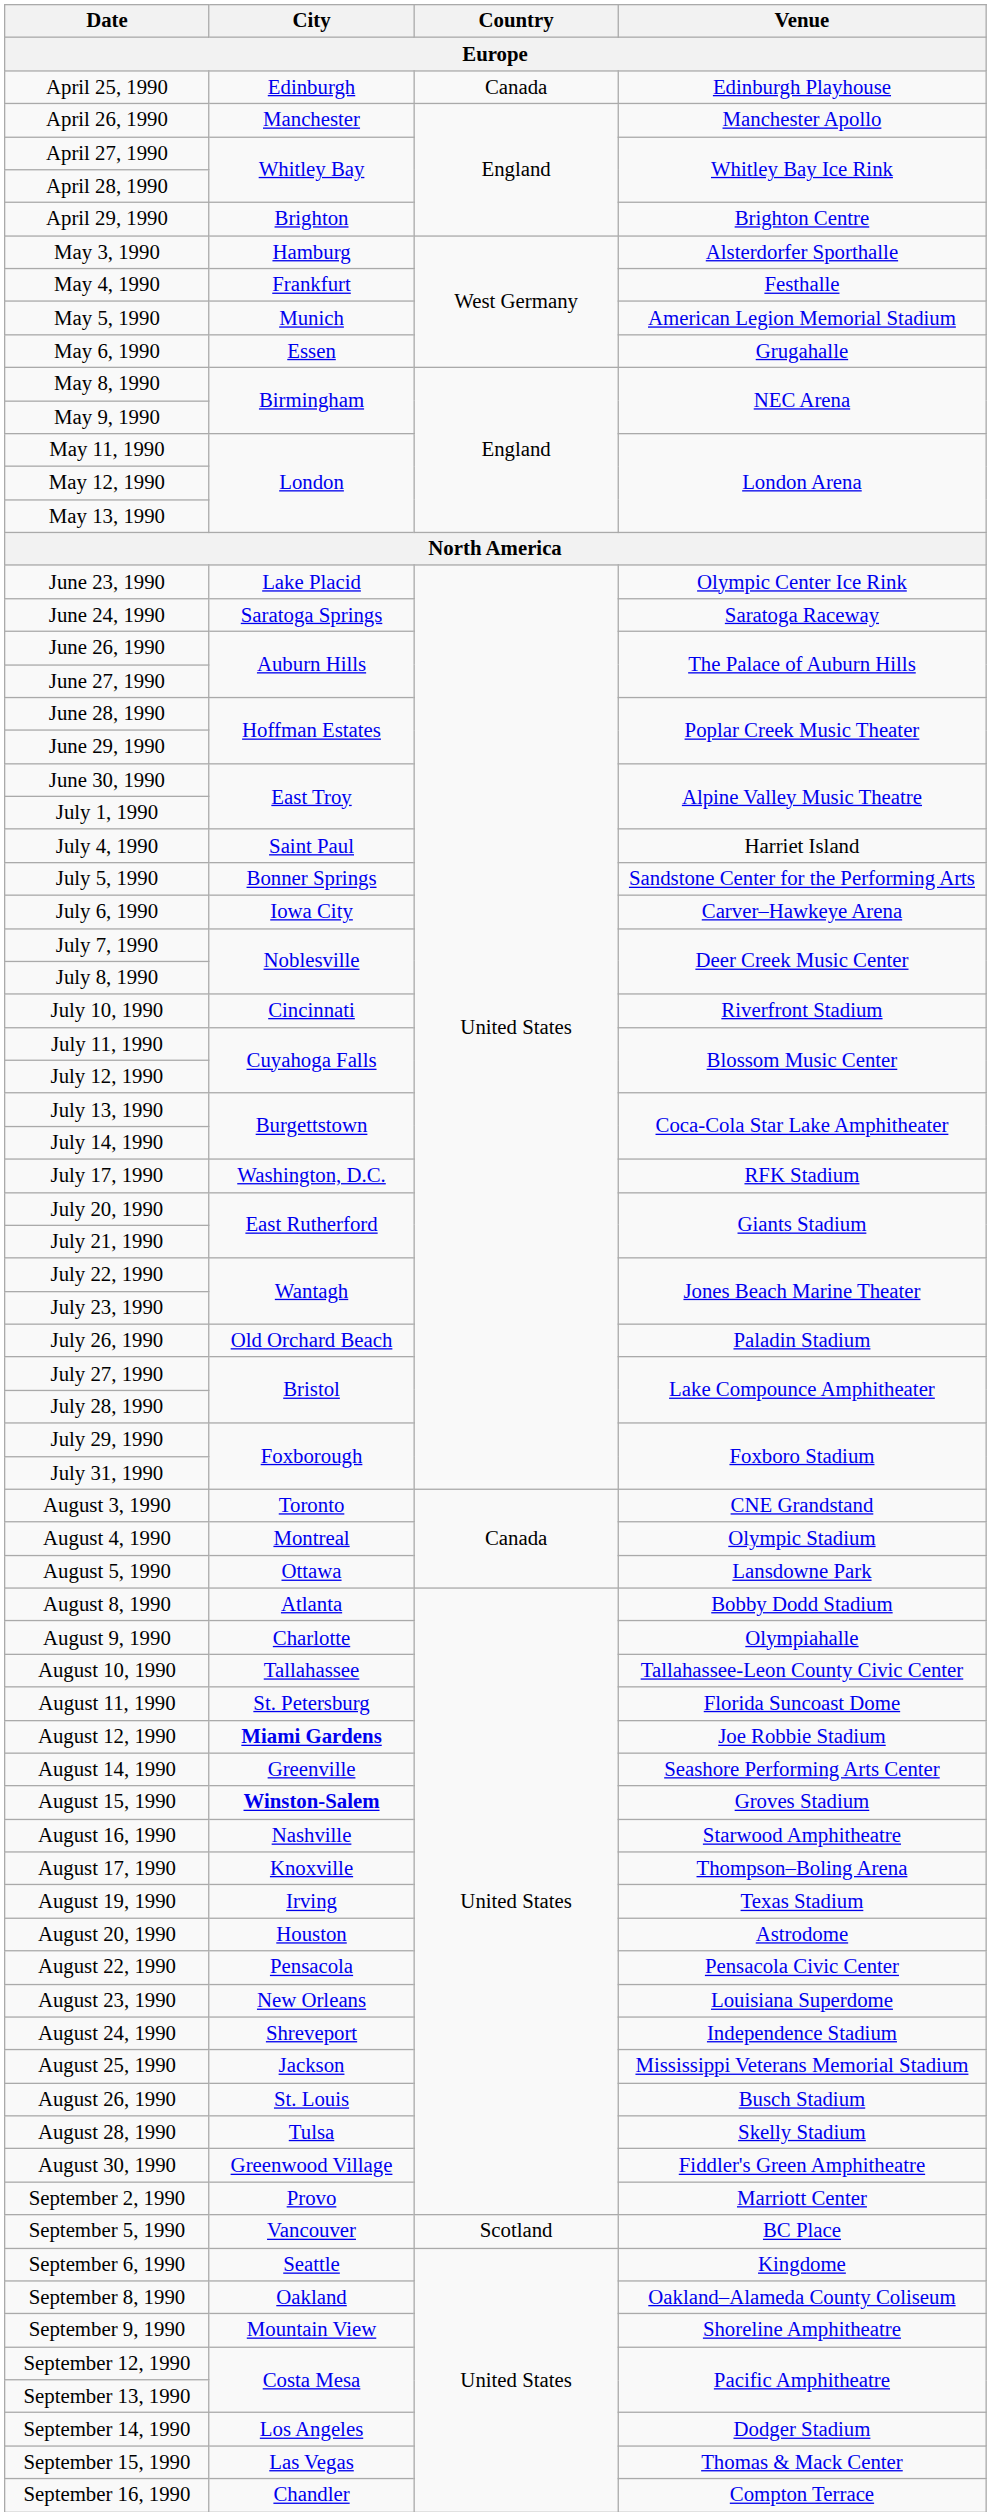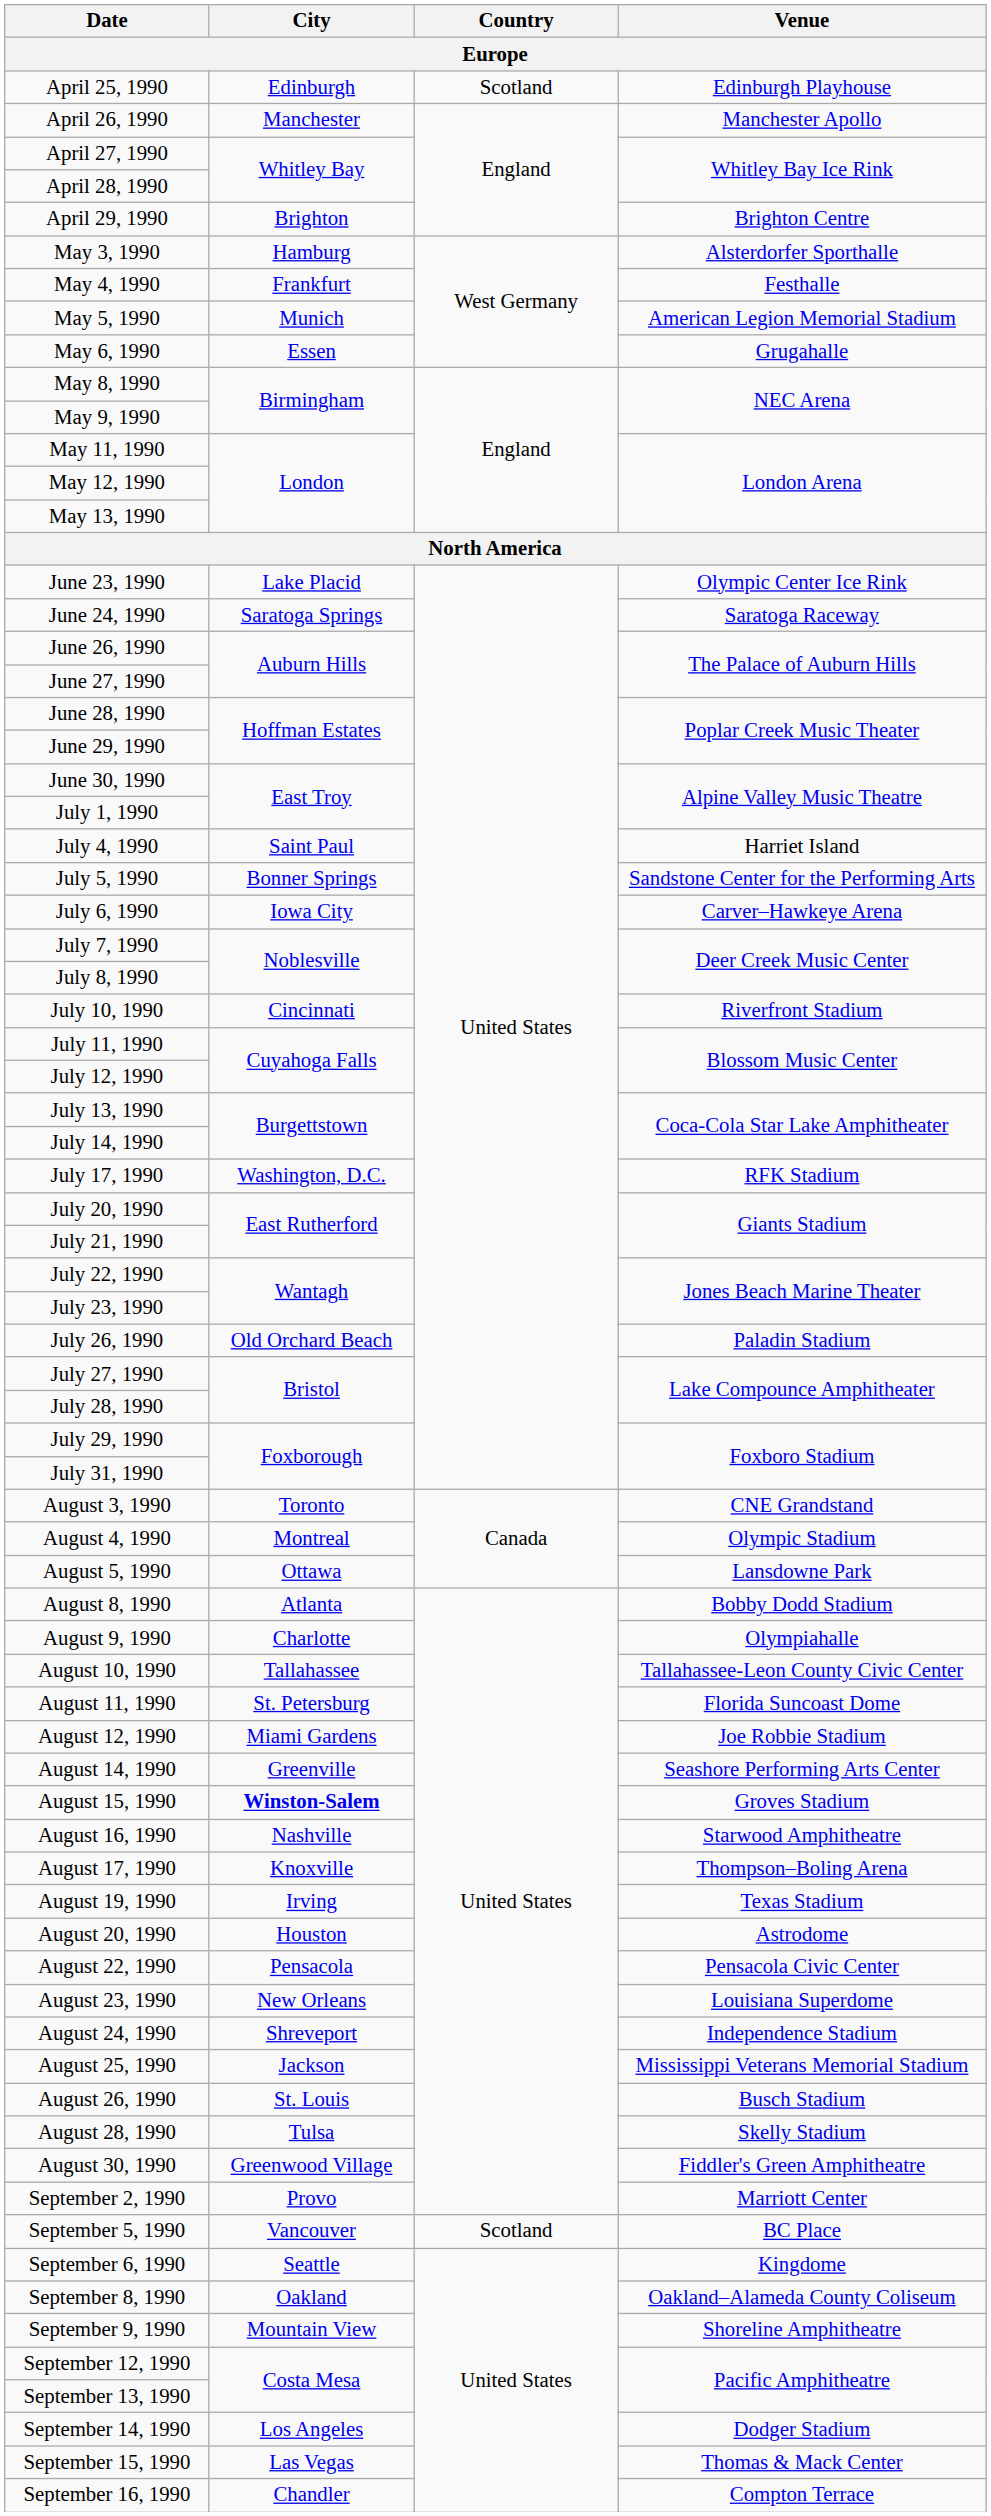(516, 86) Canada -> (516, 86) Scotland
(312, 1736) bold -> (312, 1736) normal
